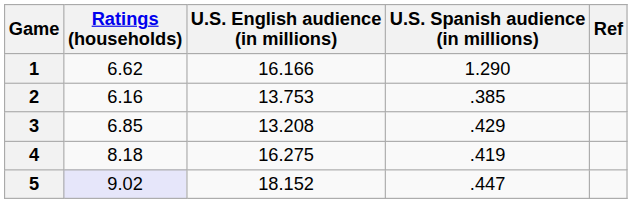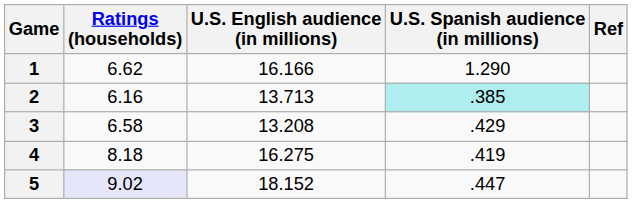(286, 97) 13.753 -> (286, 97) 13.713
(488, 97) no background -> (488, 97) paleturquoise background
(125, 126) 6.85 -> (125, 126) 6.58
